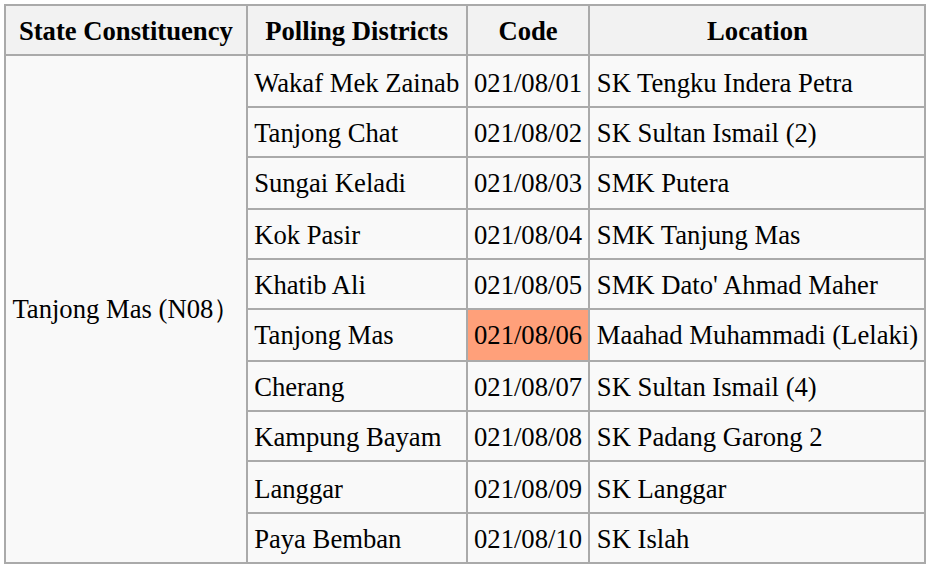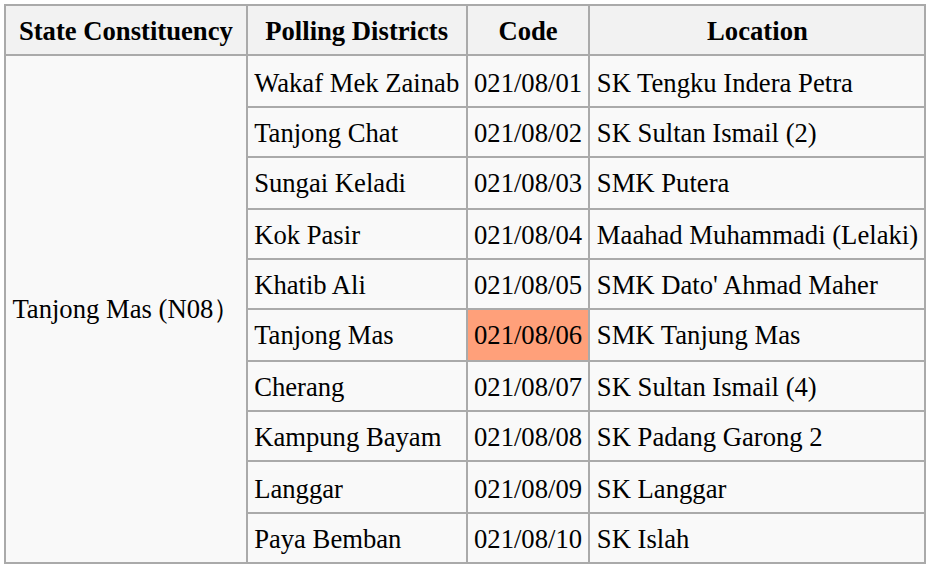(699, 234) SMK Tanjung Mas -> (757, 234) Maahad Muhammadi (Lelaki)
(757, 336) Maahad Muhammadi (Lelaki) -> (699, 336) SMK Tanjung Mas
